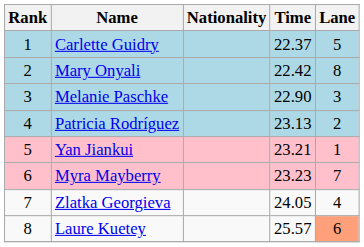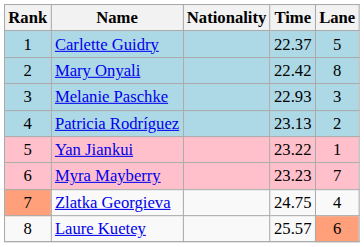(293, 96) 22.90 -> (293, 96) 22.93
(293, 149) 23.21 -> (293, 149) 23.22
(28, 202) no background -> (28, 202) lightsalmon background
(293, 202) 24.05 -> (293, 202) 24.75
